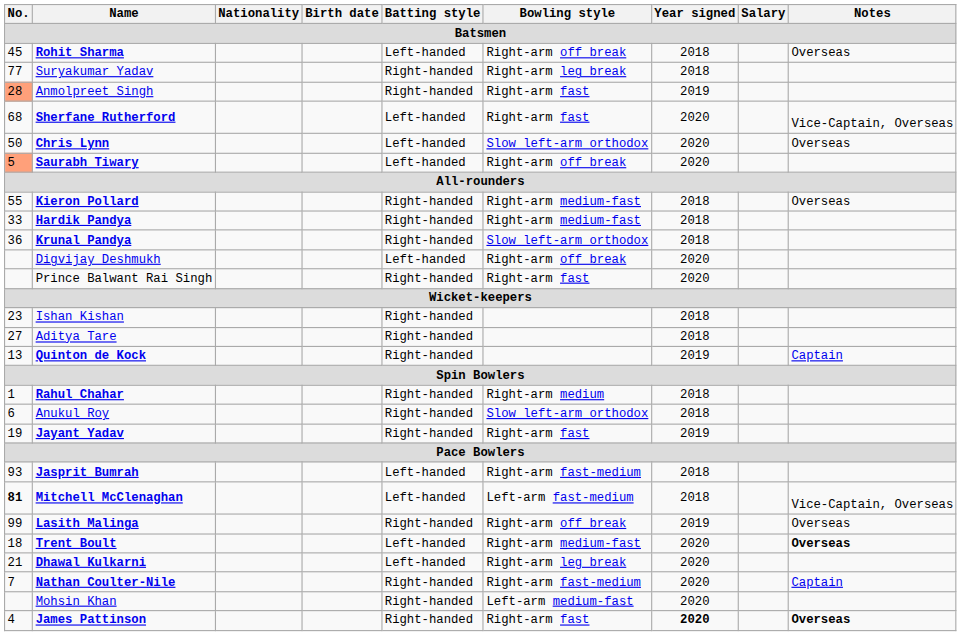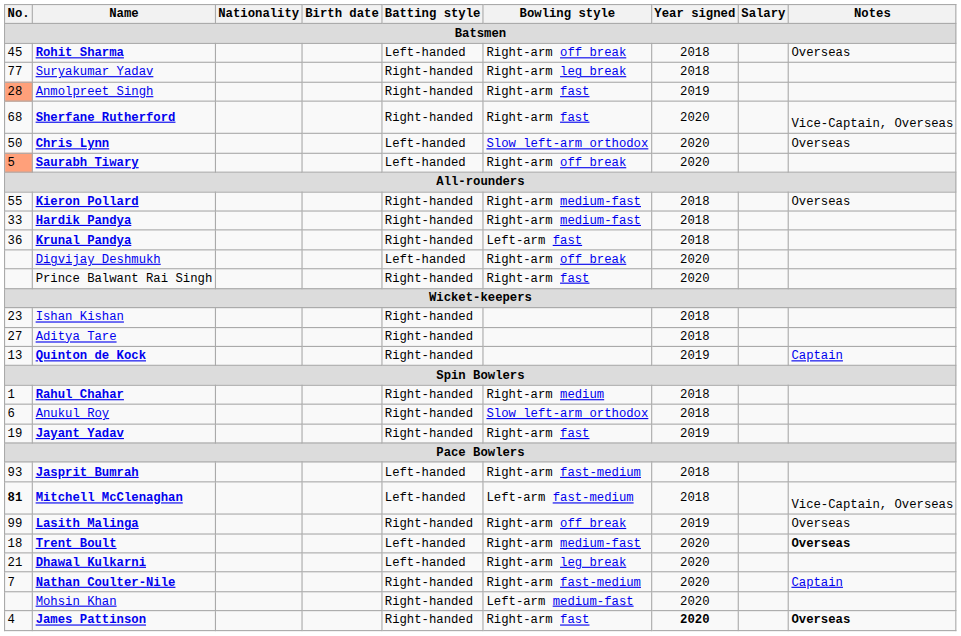(425, 118) Left-handed -> (429, 118) Right-handed
(567, 240) Slow left-arm orthodox -> (534, 240) Left-arm fast
